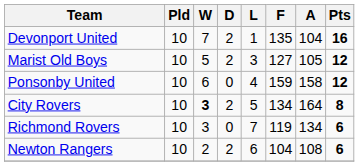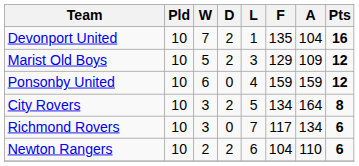(281, 60) 127 -> (281, 60) 129
(311, 60) 105 -> (311, 60) 109
(311, 82) 158 -> (311, 82) 159
(205, 104) bold -> (205, 104) normal
(281, 127) 119 -> (281, 127) 117
(311, 149) 108 -> (311, 149) 110
